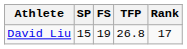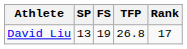(84, 34) 15 -> (84, 34) 13
